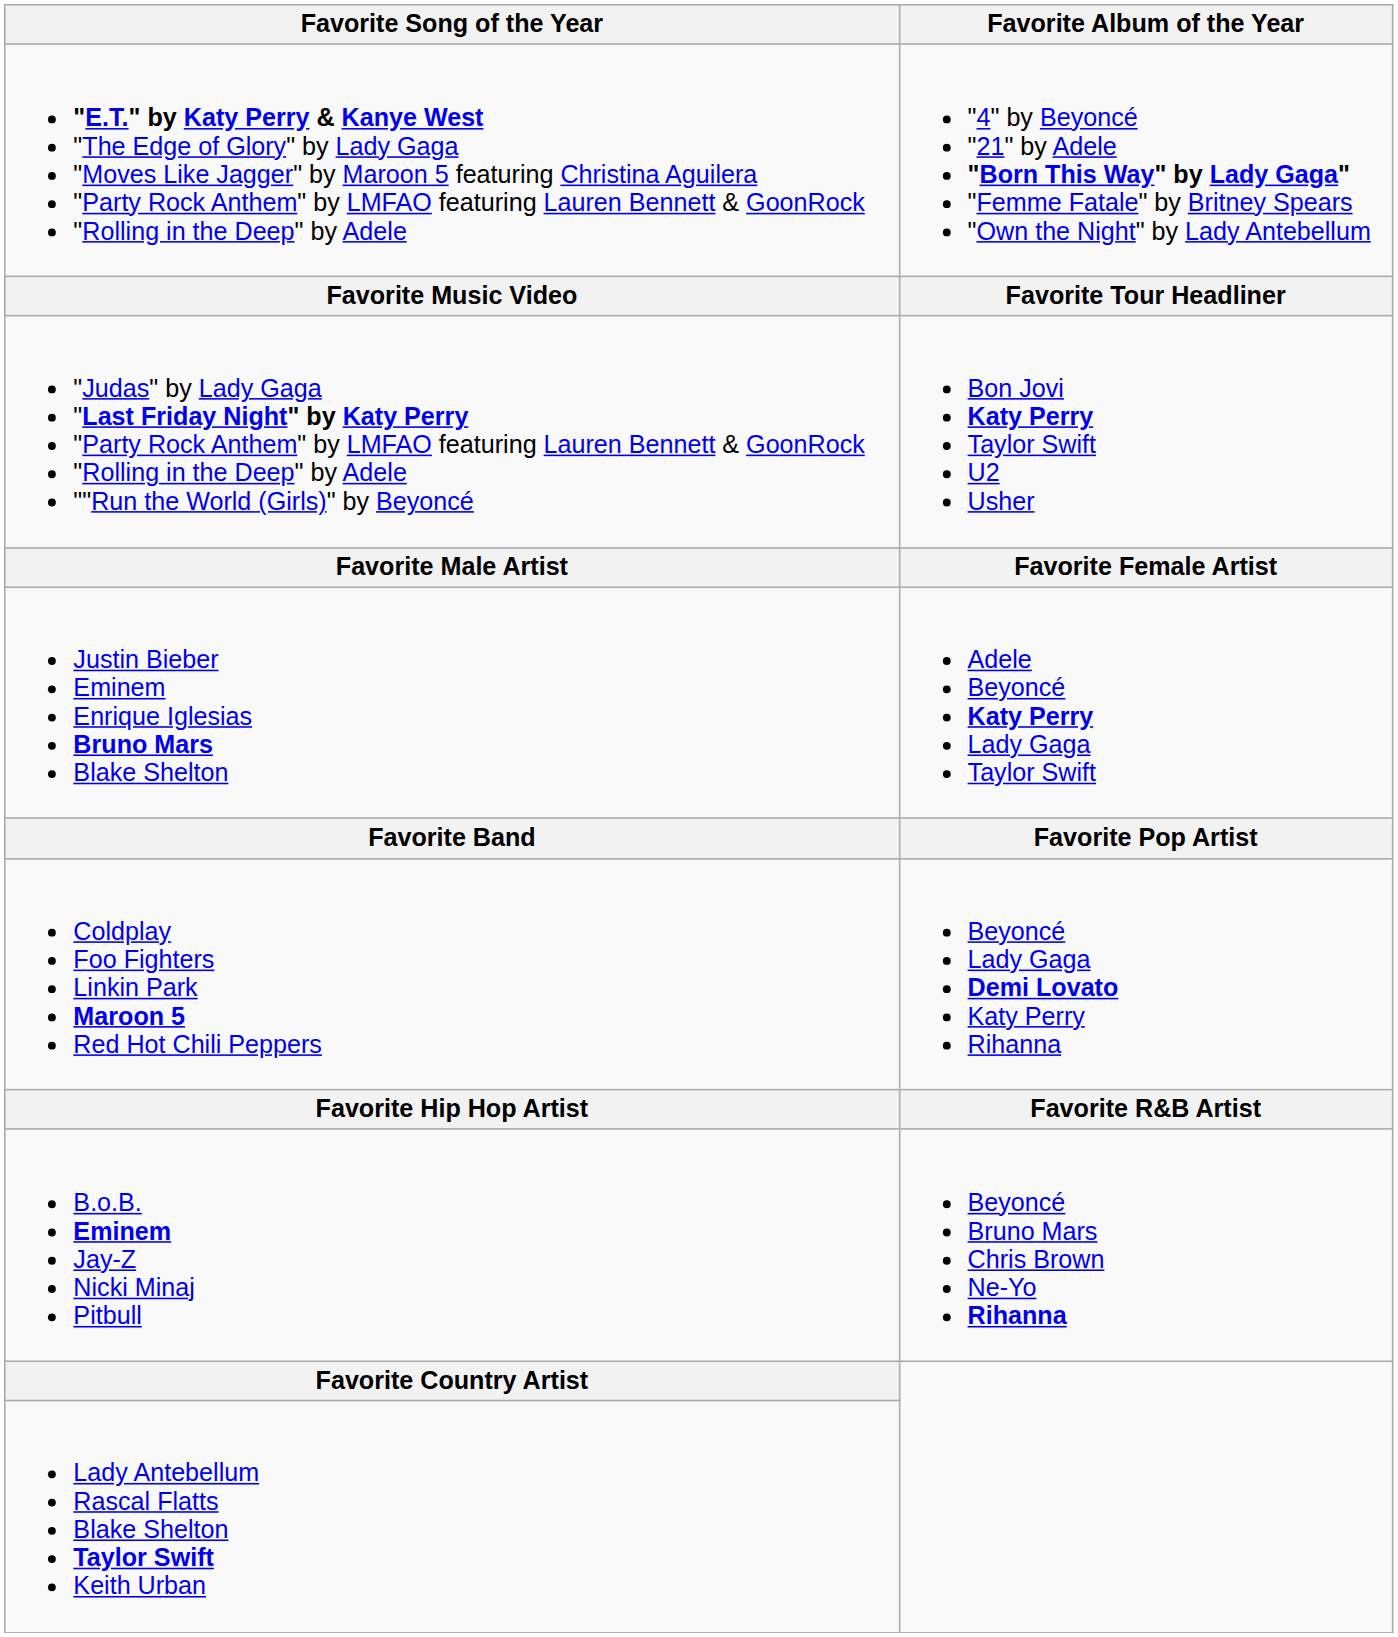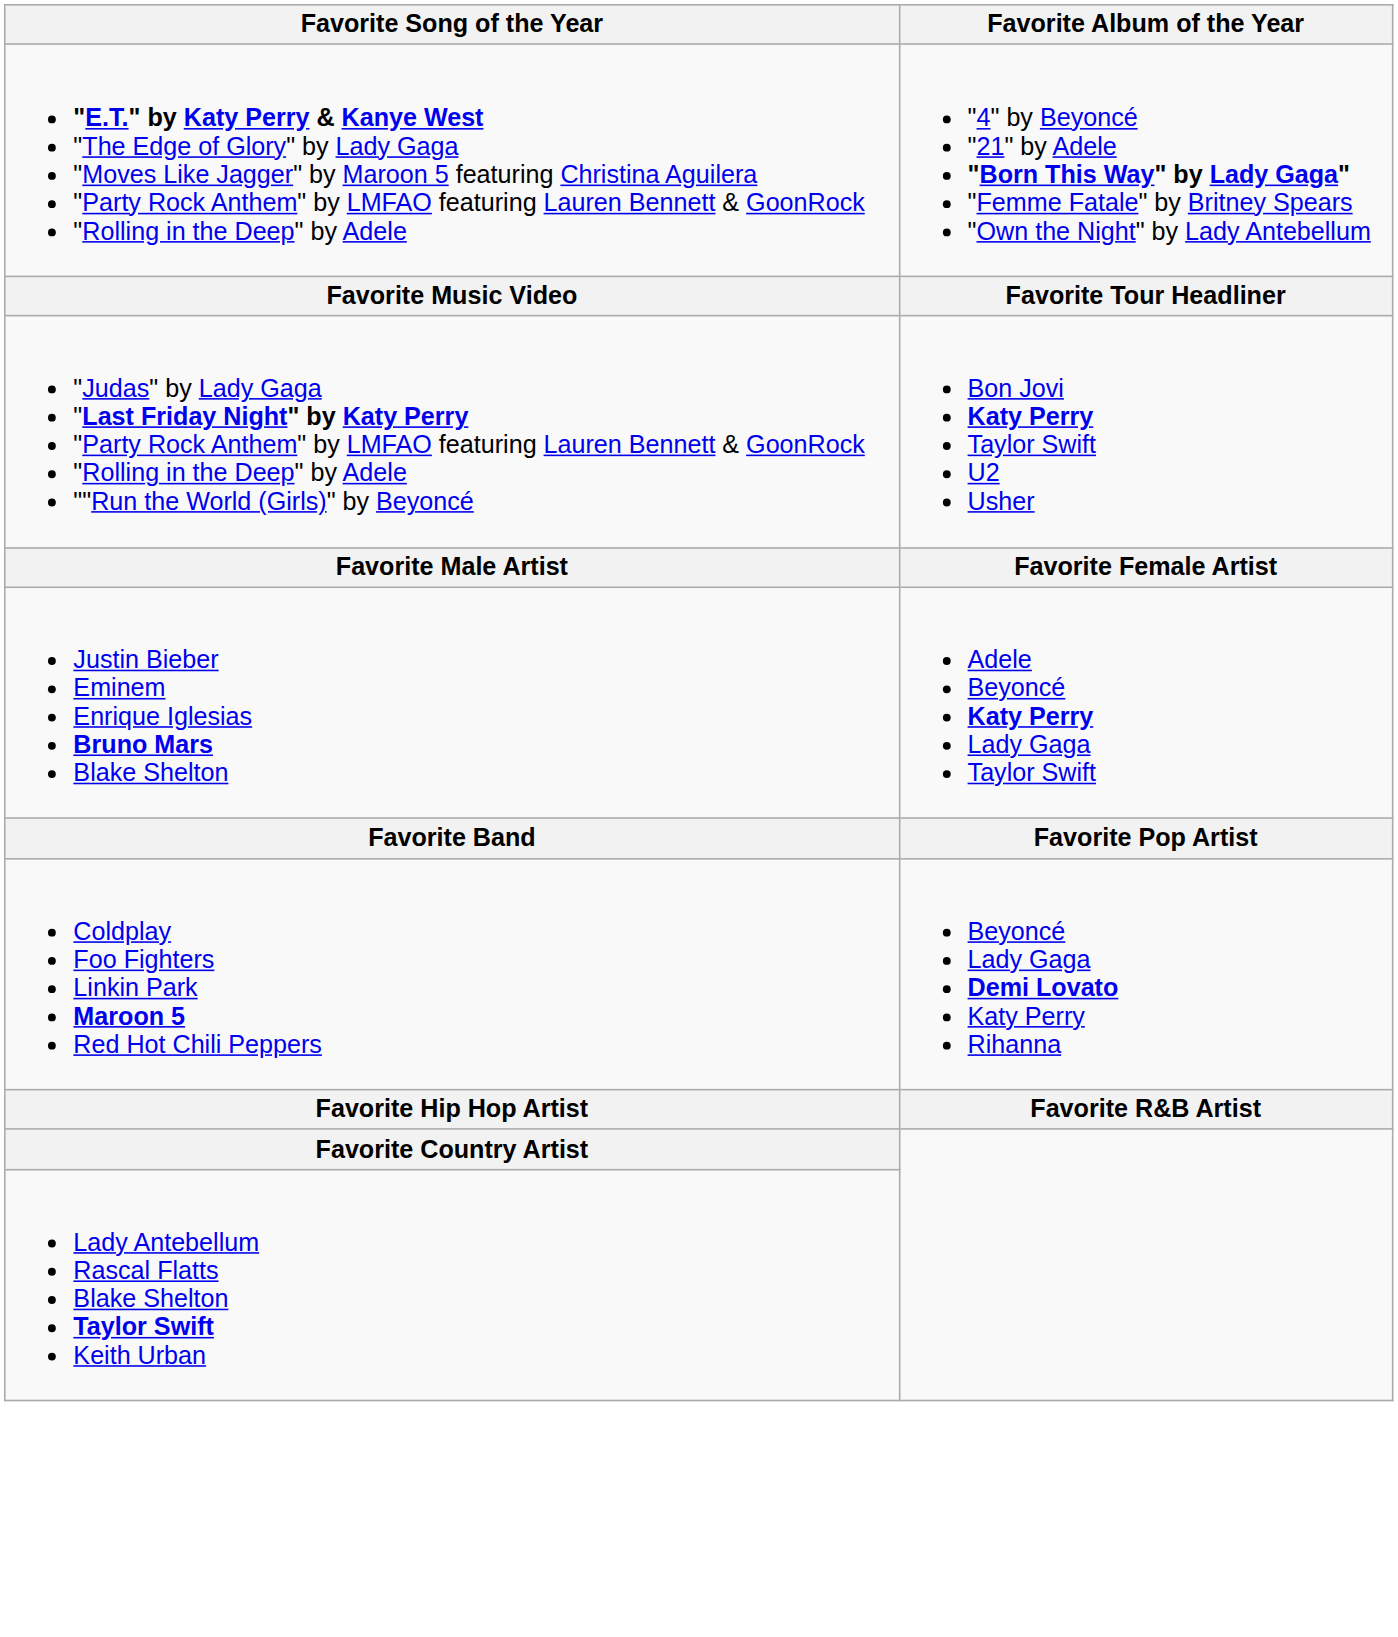- row: (452, 1259)
